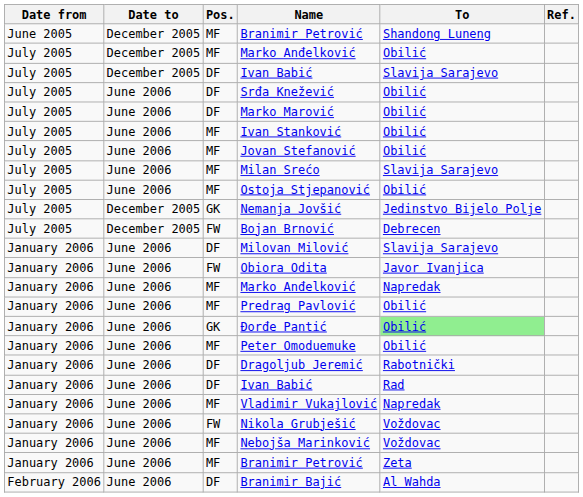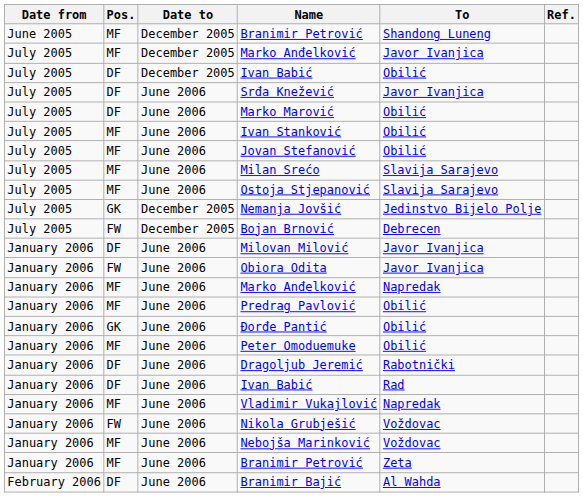columns swapped: (153, 14) <-> (220, 14)
(405, 53) Obilić -> (433, 53) Javor Ivanjica
(441, 73) Slavija Sarajevo -> (405, 73) Obilić
(405, 92) Obilić -> (433, 92) Javor Ivanjica
(405, 190) Obilić -> (441, 190) Slavija Sarajevo
(441, 248) Slavija Sarajevo -> (433, 248) Javor Ivanjica
(405, 326) lightgreen background -> (405, 326) no background
